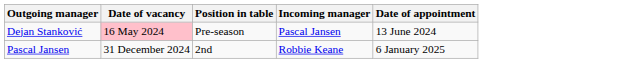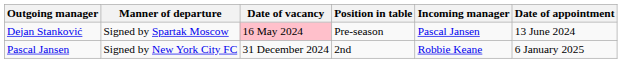+ column: (170, 13)
